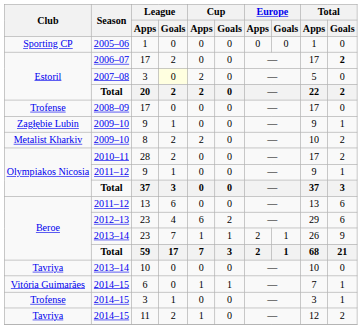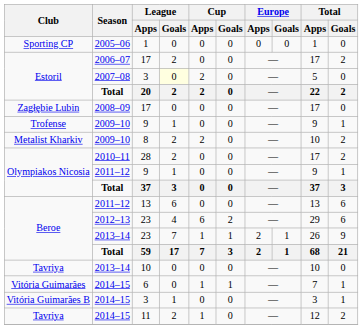(342, 60) bold -> (343, 60) normal
(48, 108) Trofense -> (48, 108) Zagłębie Lubin
(48, 124) Zagłębie Lubin -> (48, 124) Trofense
(48, 300) Trofense -> (48, 300) Vitória Guimarães B
